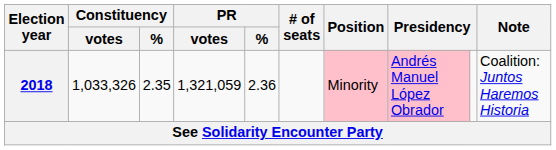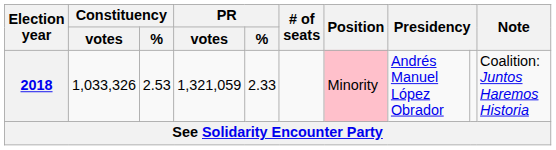(157, 85) 2.35 -> (157, 85) 2.53
(262, 85) 2.36 -> (262, 85) 2.33
(417, 85) pink background -> (417, 85) no background
